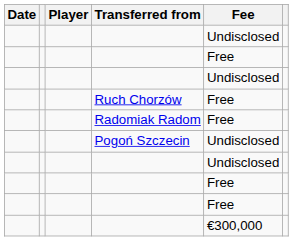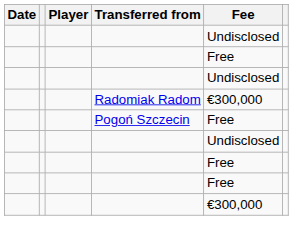- row: (22, 99)
(221, 120) Free -> (235, 99) €300,000
(243, 141) Undisclosed -> (221, 120) Free
